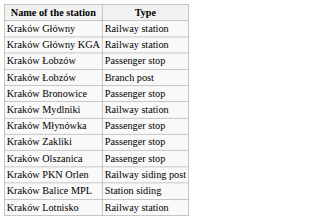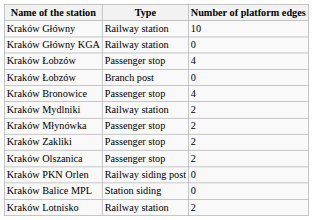+ column: (248, 12)
